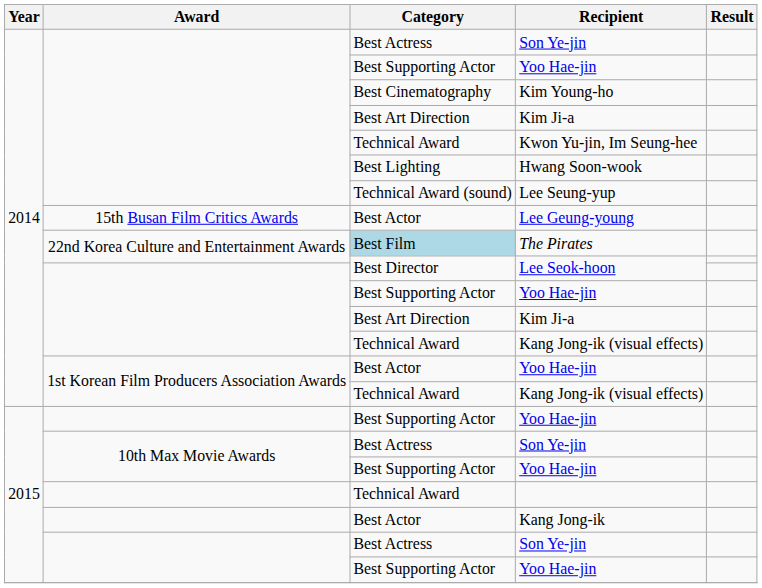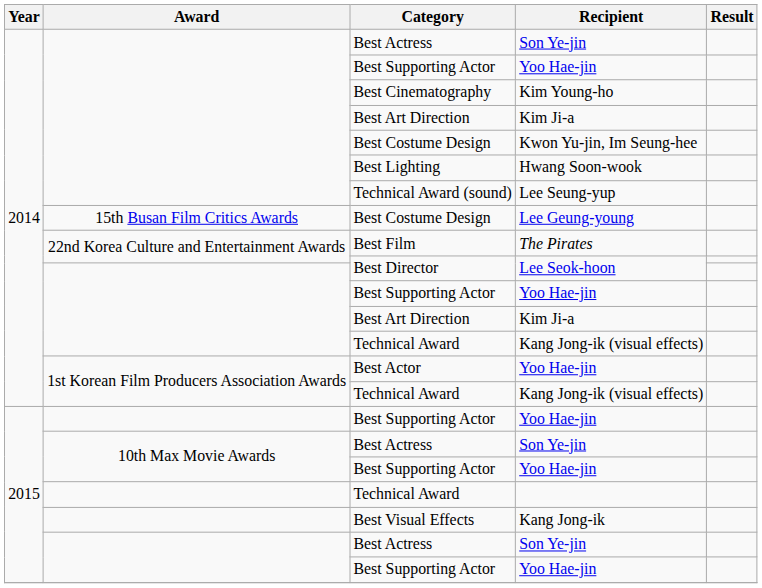(407, 142) Technical Award -> (422, 142) Best Costume Design
(387, 218) Best Actor -> (422, 218) Best Costume Design
(385, 243) lightblue background -> (385, 243) no background
(387, 519) Best Actor -> (414, 519) Best Visual Effects
